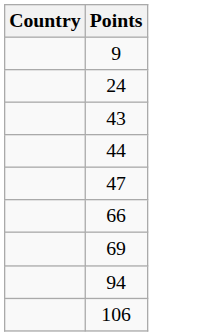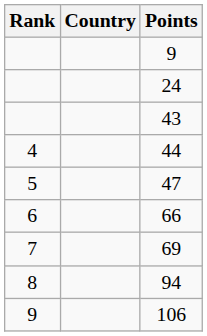+ column: (32, 20)
